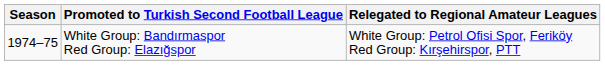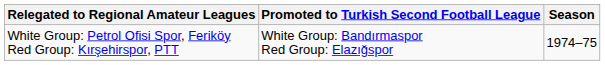columns swapped: (33, 14) <-> (473, 14)
